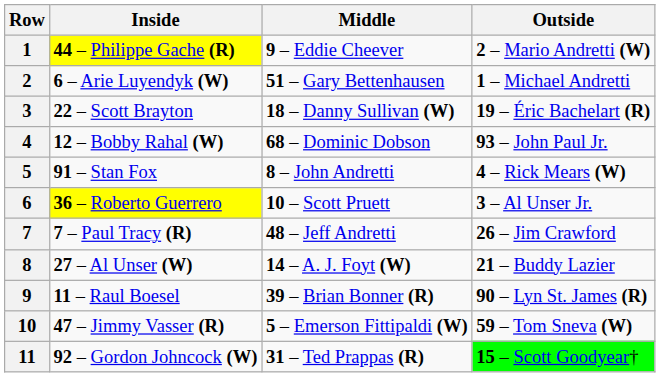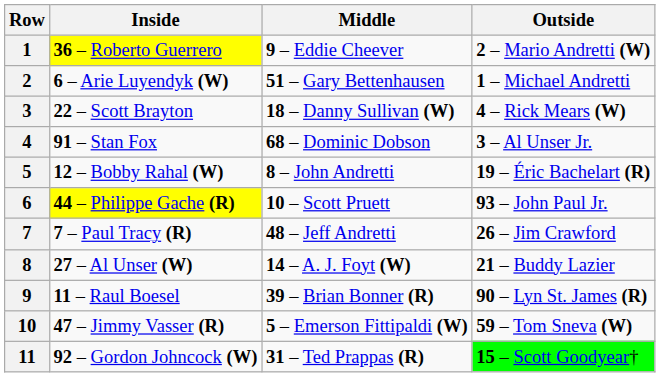(144, 50) 44 – Philippe Gache (R) -> (138, 50) 36 – Roberto Guerrero
(563, 111) 19 – Éric Bachelart (R) -> (551, 111) 4 – Rick Mears (W)
(138, 142) 12 – Bobby Rahal (W) -> (105, 142) 91 – Stan Fox
(542, 142) 93 – John Paul Jr. -> (534, 142) 3 – Al Unser Jr.
(105, 172) 91 – Stan Fox -> (138, 172) 12 – Bobby Rahal (W)
(551, 172) 4 – Rick Mears (W) -> (563, 172) 19 – Éric Bachelart (R)
(138, 203) 36 – Roberto Guerrero -> (144, 203) 44 – Philippe Gache (R)
(534, 203) 3 – Al Unser Jr. -> (542, 203) 93 – John Paul Jr.
